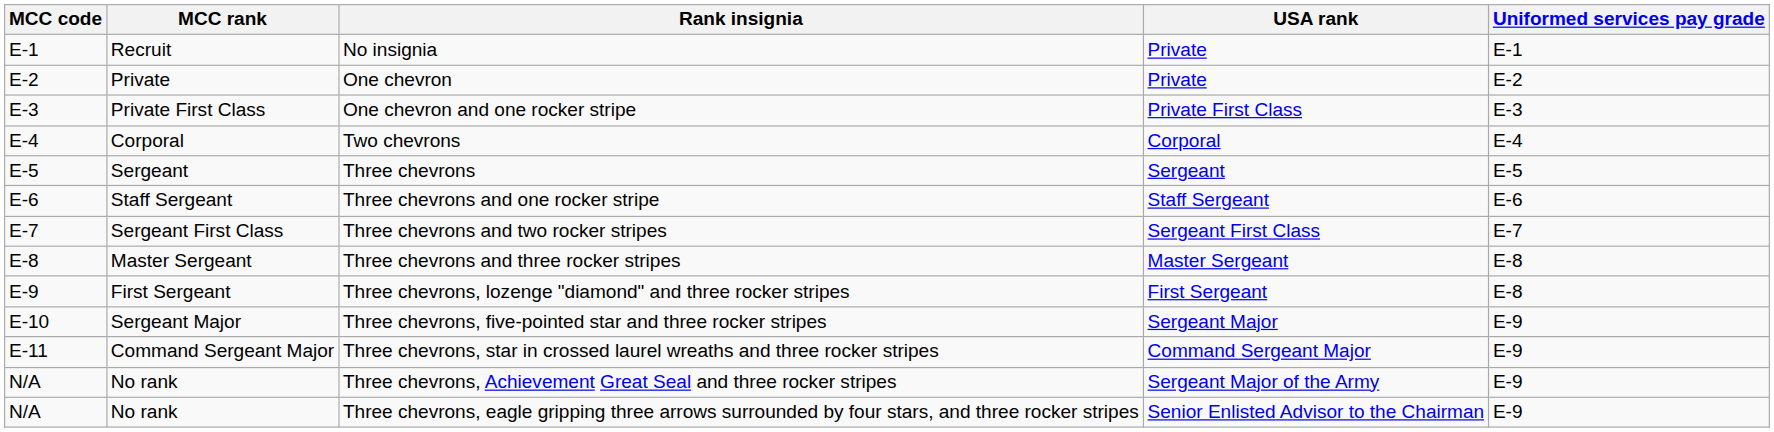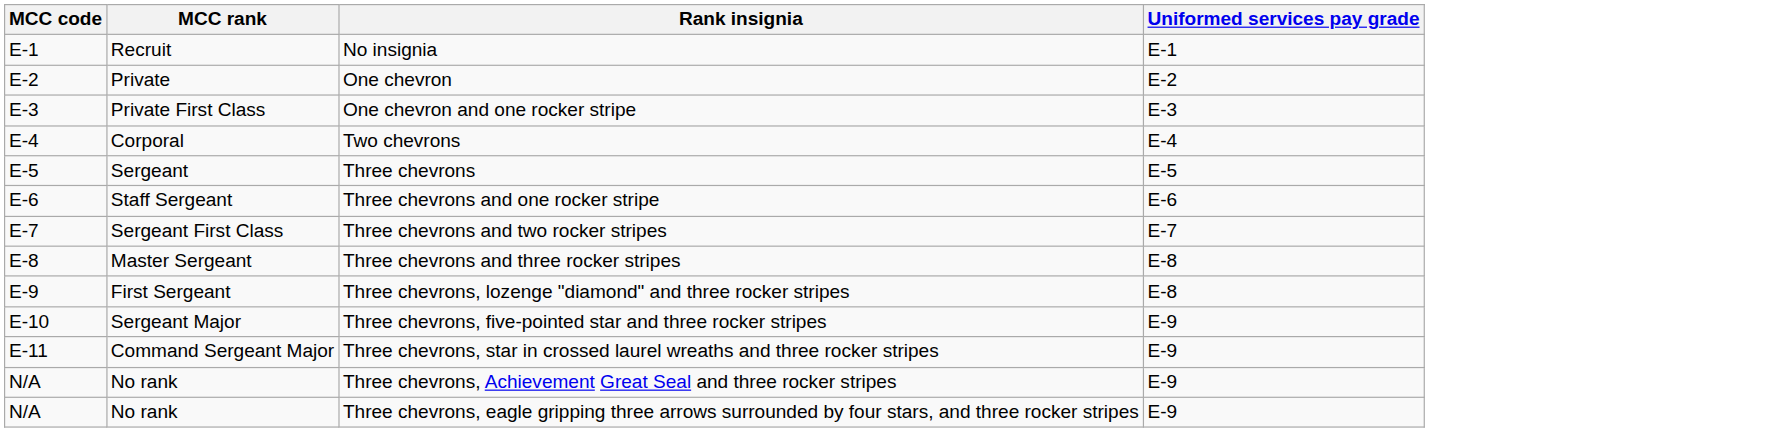- column: (1316, 19)
